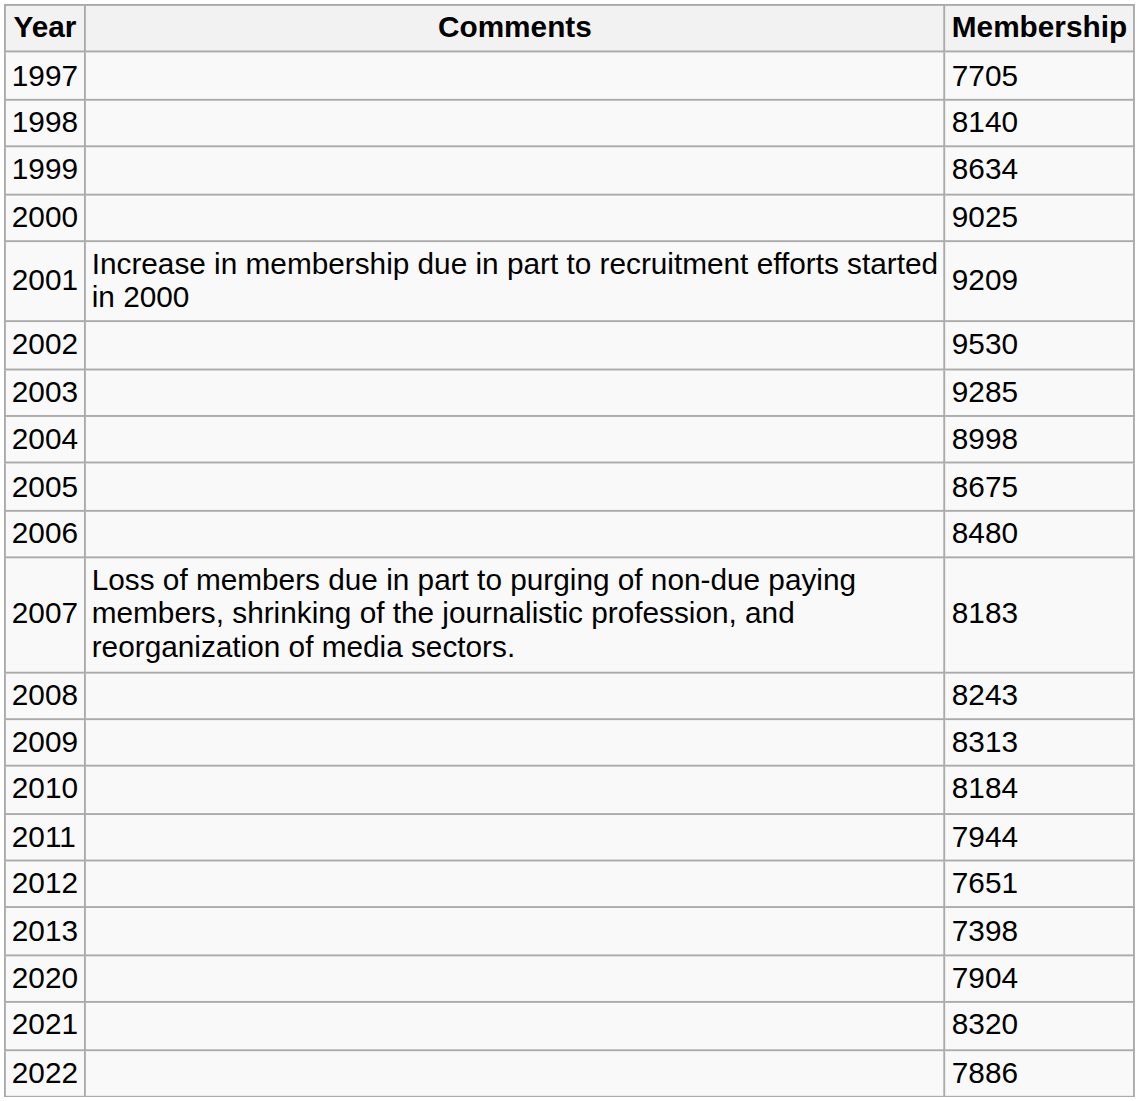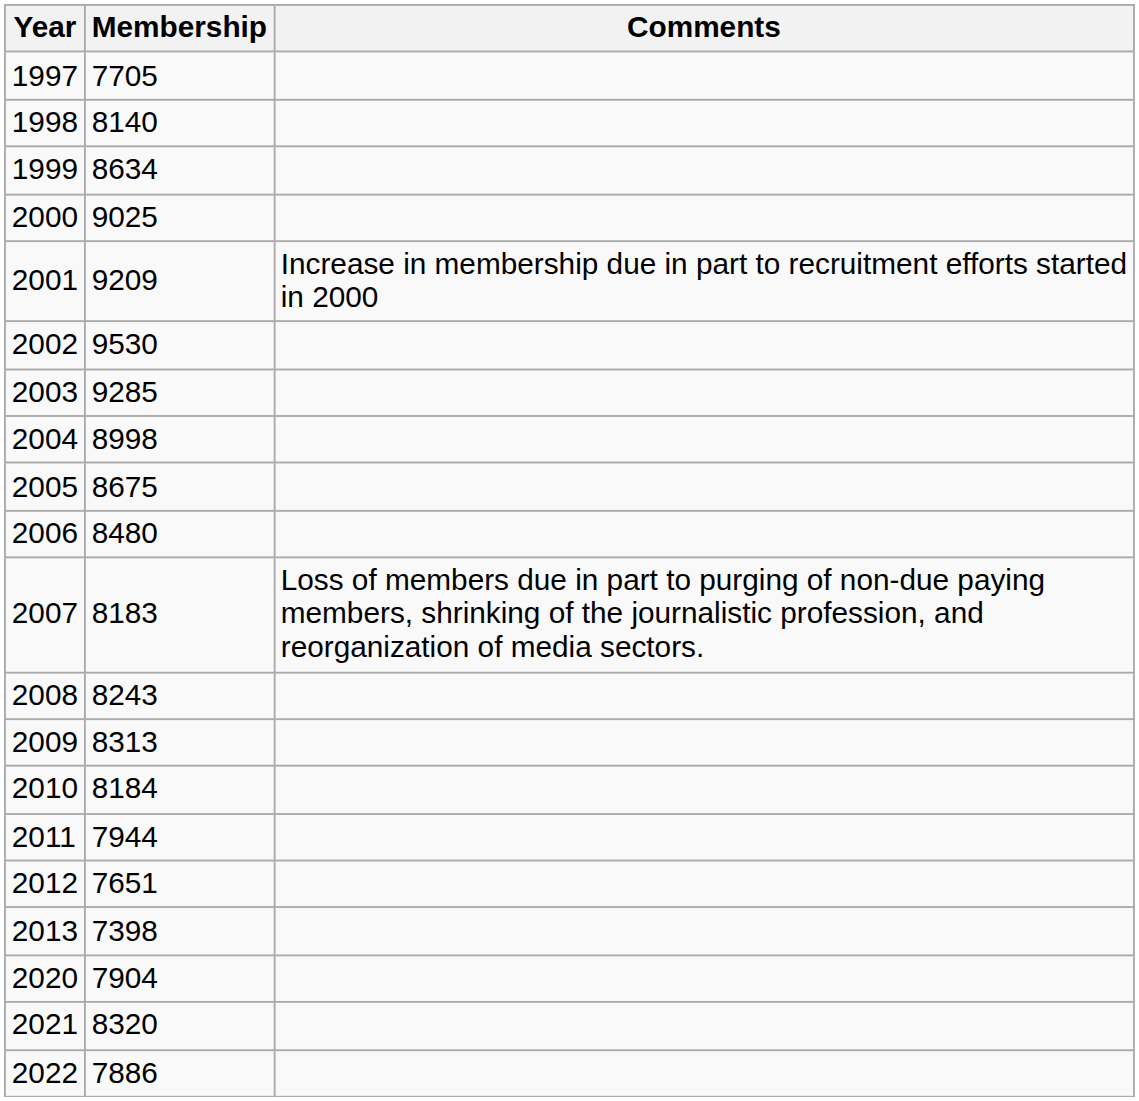columns swapped: (1039, 28) <-> (515, 28)
